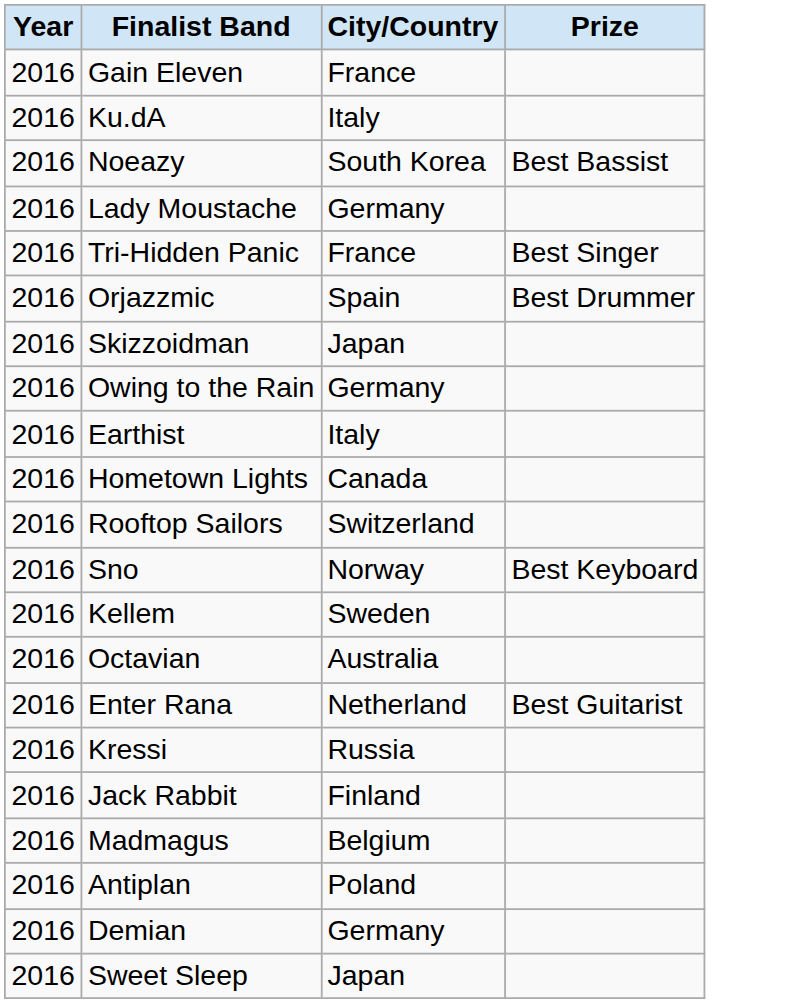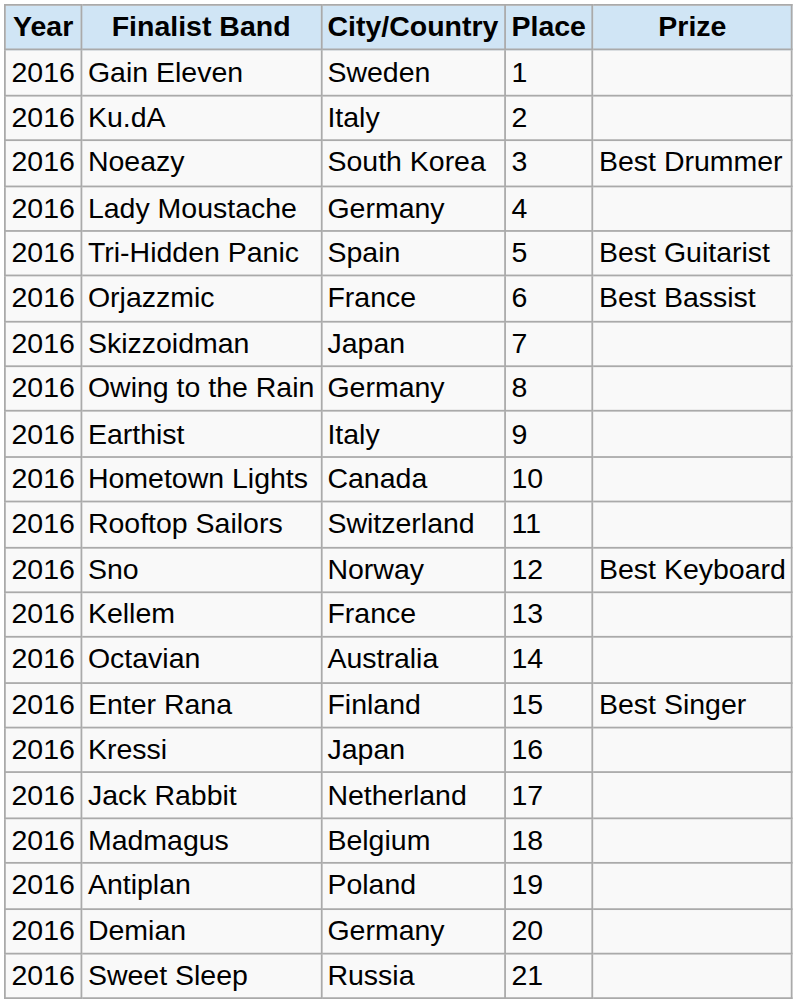+ column: (549, 27)
(372, 72) France -> (379, 72) Sweden
(590, 162) Best Bassist -> (691, 162) Best Drummer
(372, 252) France -> (364, 252) Spain
(585, 252) Best Singer -> (684, 252) Best Guitarist
(364, 298) Spain -> (372, 298) France
(603, 298) Best Drummer -> (677, 298) Best Bassist
(379, 614) Sweden -> (372, 614) France
(397, 704) Netherland -> (374, 704) Finland
(597, 704) Best Guitarist -> (673, 704) Best Singer
(371, 749) Russia -> (366, 749) Japan
(374, 794) Finland -> (397, 794) Netherland
(366, 975) Japan -> (371, 975) Russia
